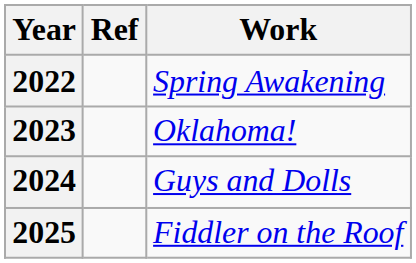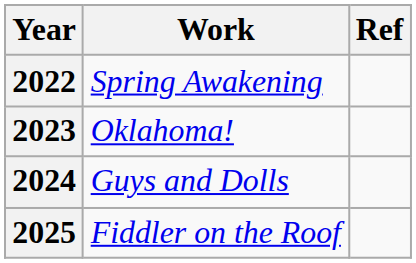columns swapped: (278, 29) <-> (115, 29)
